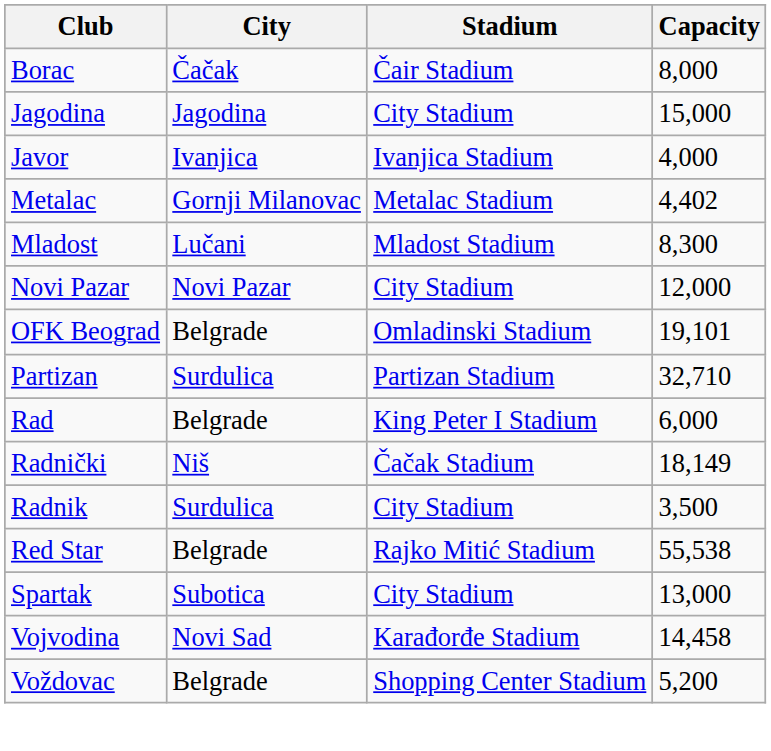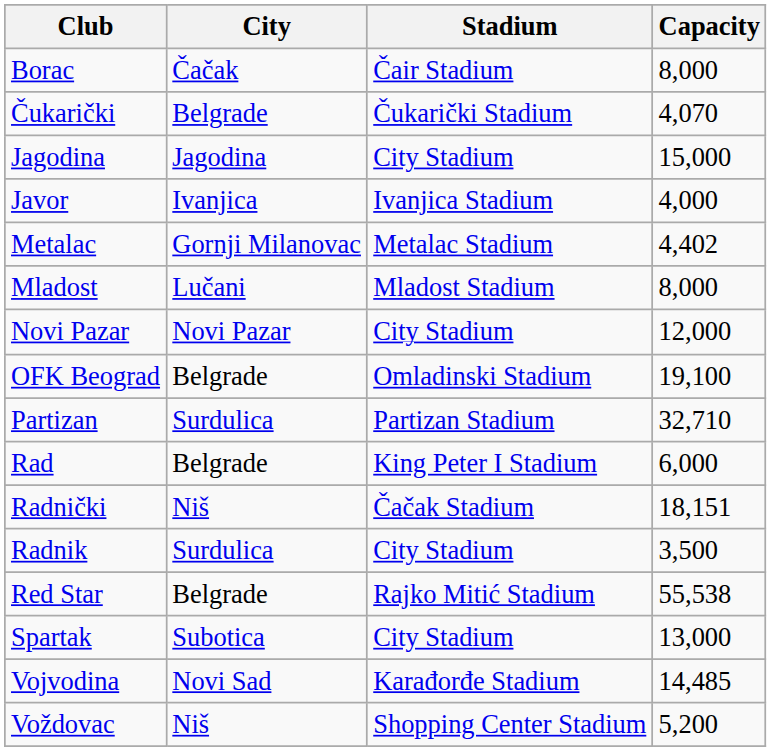+ row: (63, 113)
(688, 244) 8,300 -> (688, 288) 8,000
(695, 331) 19,101 -> (695, 375) 19,100
(695, 462) 18,149 -> (695, 506) 18,151
(695, 637) 14,458 -> (695, 680) 14,485
(220, 680) Belgrade -> (191, 724) Niš
